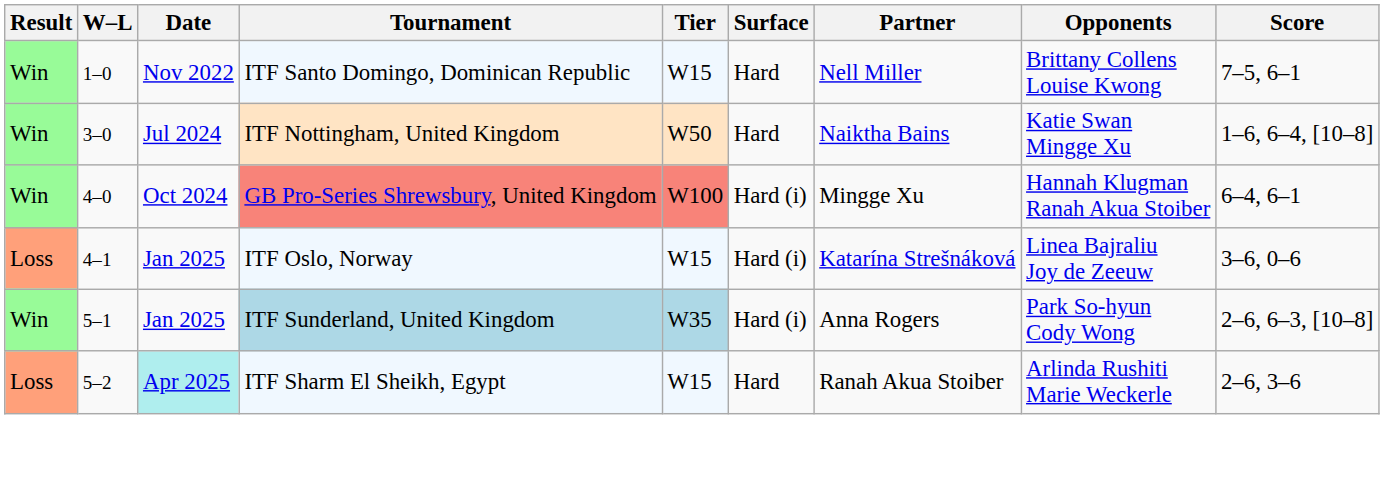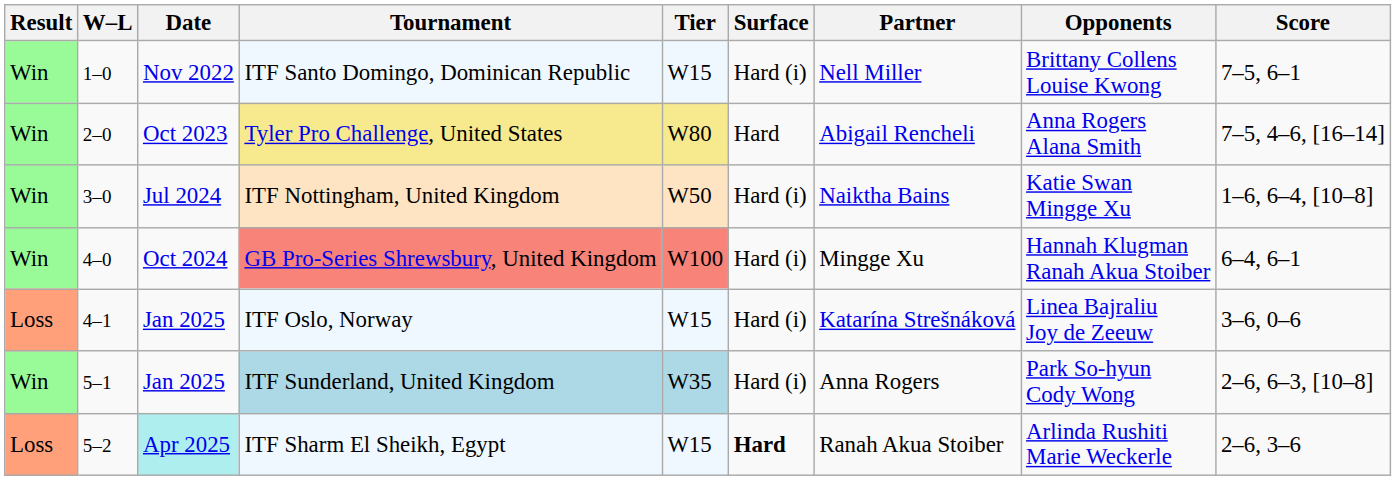(757, 71) Hard -> (770, 71) Hard (i)
+ row: (403, 133)
(757, 133) Hard -> (770, 195) Hard (i)
(757, 381) normal -> (760, 443) bold
